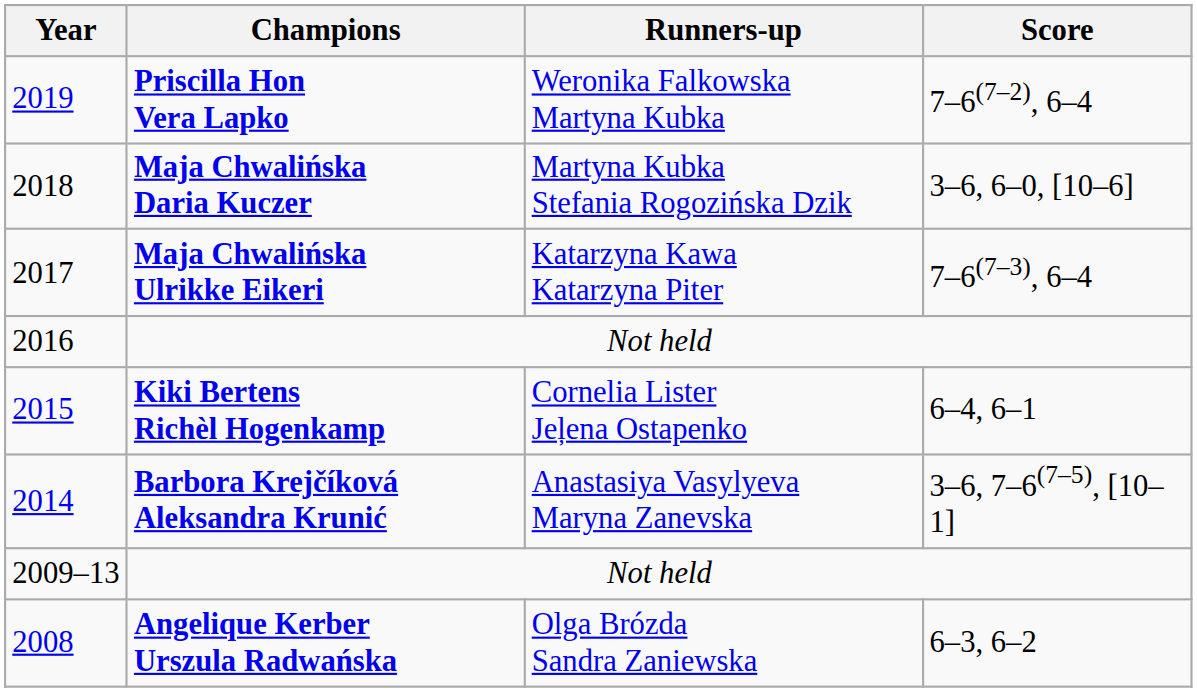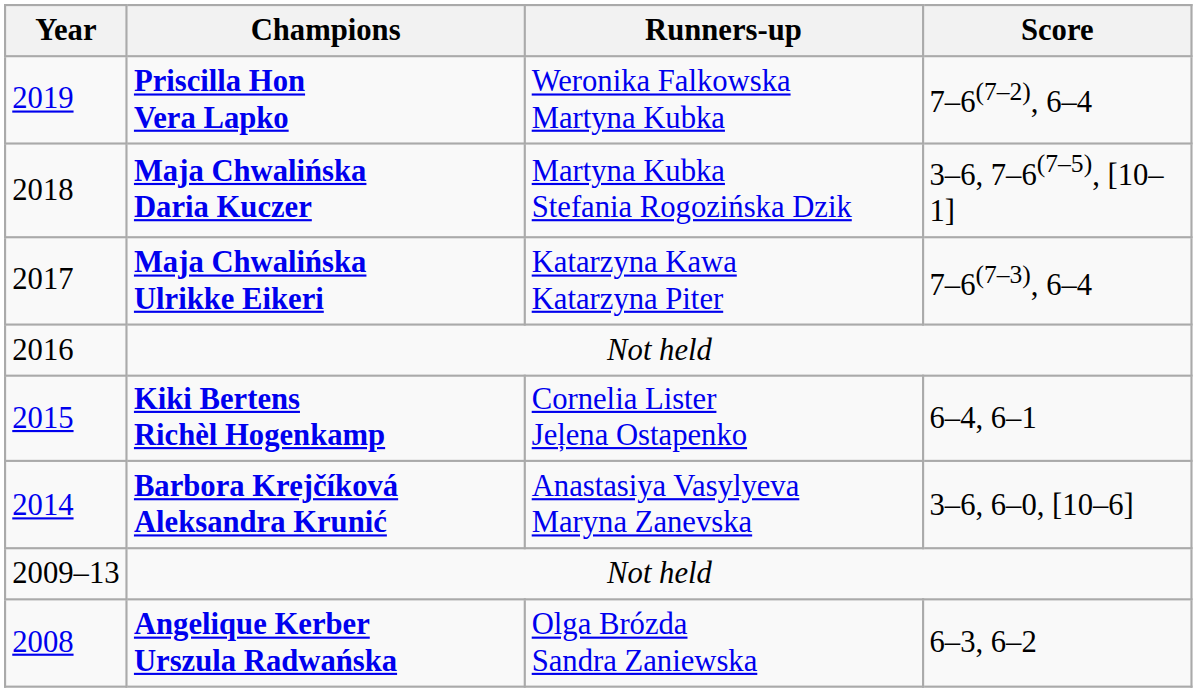(1032, 185) 3–6, 6–0, [10–6] -> (1047, 189) 3–6, 7–6(7–5), [10–1]
(1047, 500) 3–6, 7–6(7–5), [10–1] -> (1032, 504) 3–6, 6–0, [10–6]
